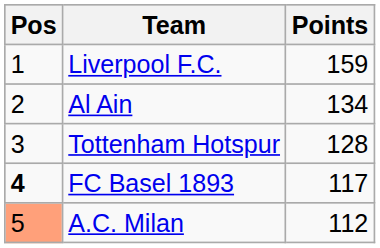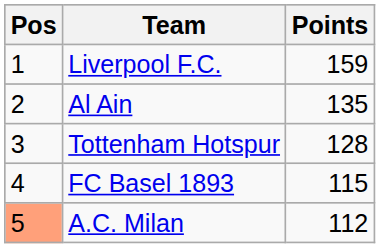(347, 104) 134 -> (347, 104) 135
(18, 184) bold -> (18, 184) normal
(348, 184) 117 -> (348, 184) 115
